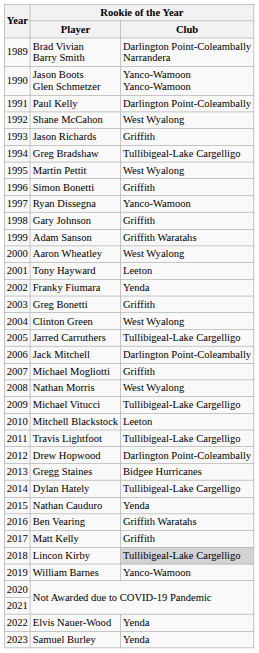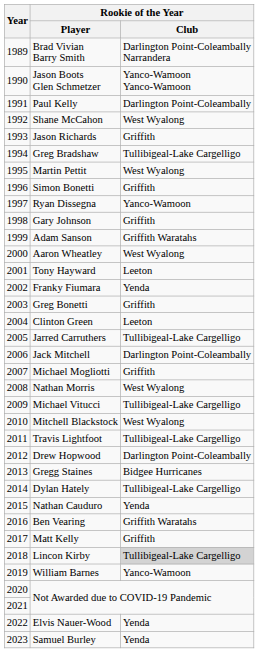(154, 321) West Wyalong -> (138, 321) Leeton
(138, 421) Leeton -> (154, 421) West Wyalong
